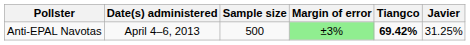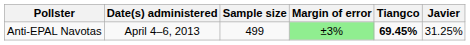(255, 31) 500 -> (255, 31) 499
(398, 31) 69.42% -> (398, 31) 69.45%
